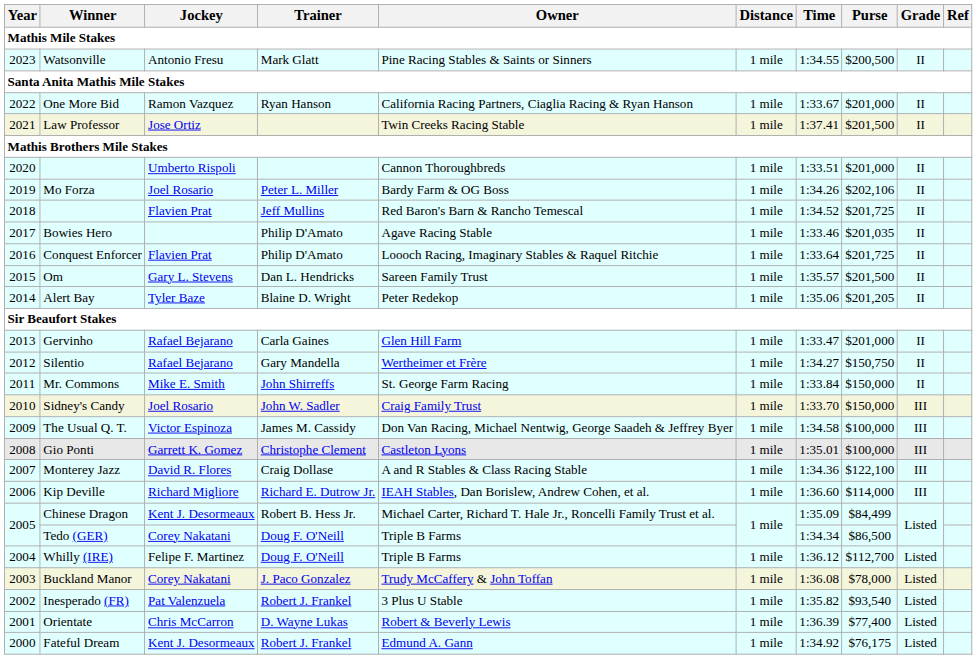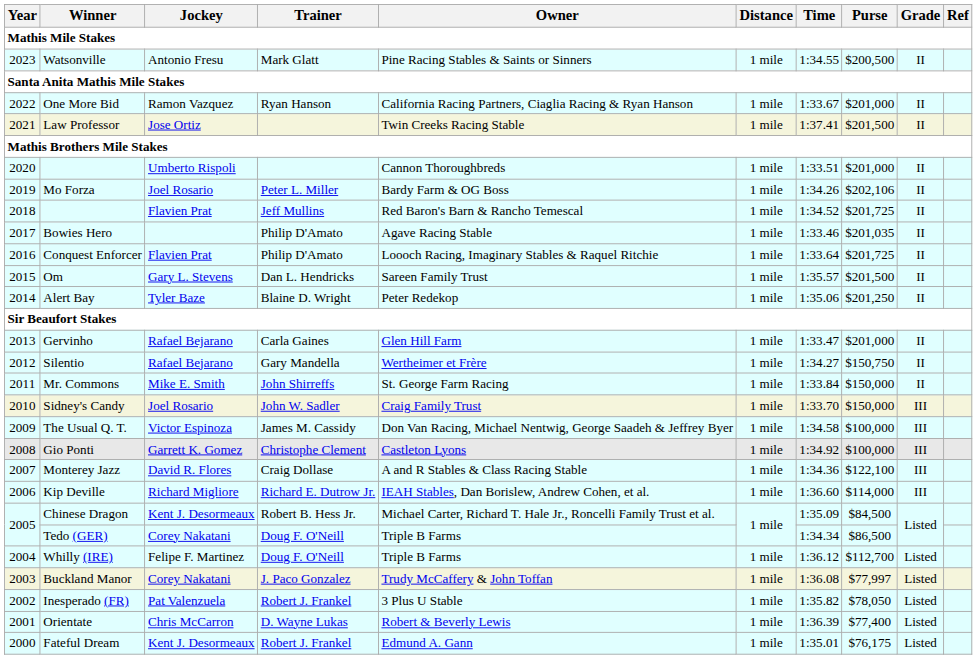(870, 297) $201,205 -> (870, 297) $201,250
(819, 449) 1:35.01 -> (819, 449) 1:34.92
(870, 513) $84,499 -> (870, 513) $84,500
(870, 578) $78,000 -> (870, 578) $77,997
(870, 600) $93,540 -> (870, 600) $78,050
(819, 643) 1:34.92 -> (819, 643) 1:35.01
